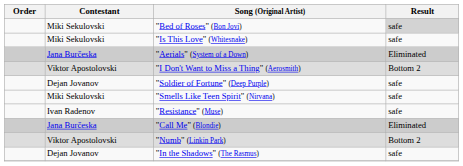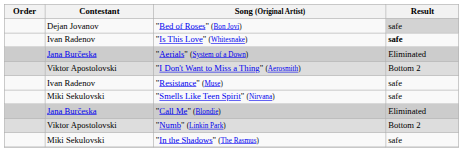(76, 26) Miki Sekulovski -> (73, 26) Dejan Jovanov
(76, 40) Miki Sekulovski -> (71, 40) Ivan Radenov
(395, 40) normal -> (395, 40) bold
- row: (212, 83)
rows swapped: (215, 97) <-> (189, 111)
(73, 154) Dejan Jovanov -> (76, 140) Miki Sekulovski
